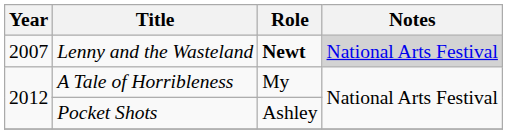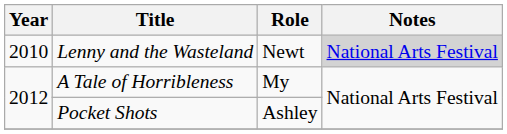(29, 50) 2007 -> (29, 50) 2010
(284, 50) bold -> (283, 50) normal
